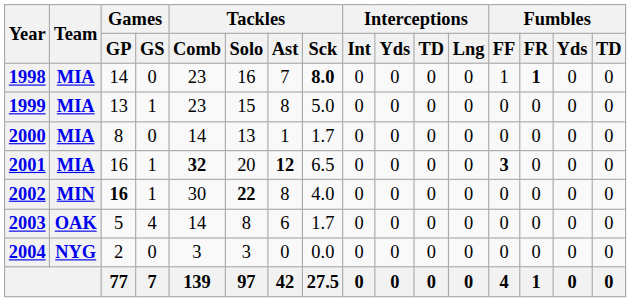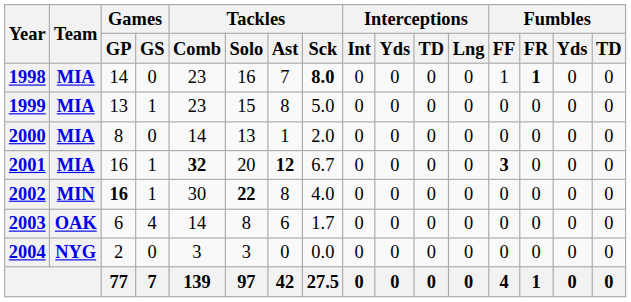(323, 135) 1.7 -> (323, 135) 2.0
(323, 164) 6.5 -> (323, 164) 6.7
(119, 223) 5 -> (119, 223) 6
